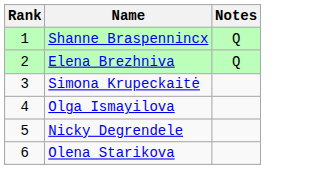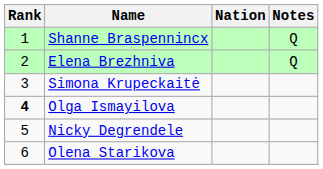+ column: (240, 16)
(25, 108) normal -> (25, 108) bold
